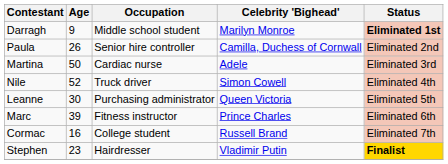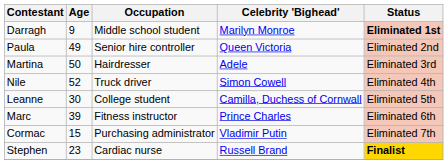(75, 47) 26 -> (75, 47) 49
(291, 47) Camilla, Duchess of Cornwall -> (255, 47) Queen Victoria
(128, 64) Cardiac nurse -> (122, 64) Hairdresser
(154, 99) Purchasing administrator -> (132, 99) College student
(255, 99) Queen Victoria -> (291, 99) Camilla, Duchess of Cornwall
(75, 133) 16 -> (75, 133) 15
(132, 133) College student -> (154, 133) Purchasing administrator
(253, 133) Russell Brand -> (253, 133) Vladimir Putin
(122, 151) Hairdresser -> (128, 151) Cardiac nurse
(253, 151) Vladimir Putin -> (253, 151) Russell Brand
